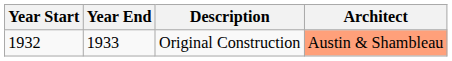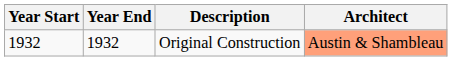(103, 42) 1933 -> (103, 42) 1932
